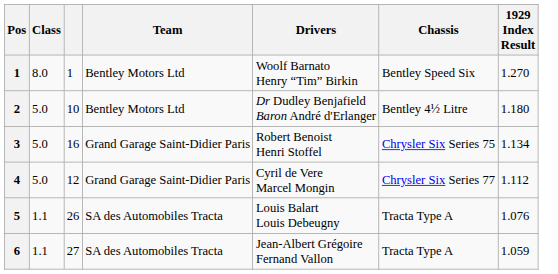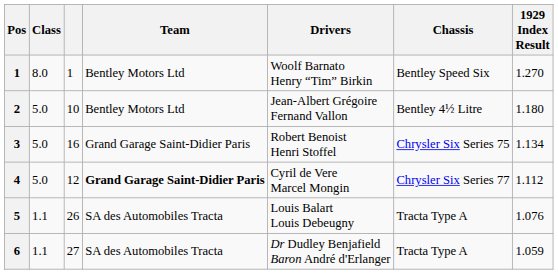(316, 108) Dr Dudley Benjafield Baron André d'Erlanger -> (324, 108) Jean-Albert Grégoire Fernand Vallon
(168, 180) normal -> (175, 180) bold
(309, 251) Jean-Albert Grégoire Fernand Vallon -> (330, 251) Dr Dudley Benjafield Baron André d'Erlanger
